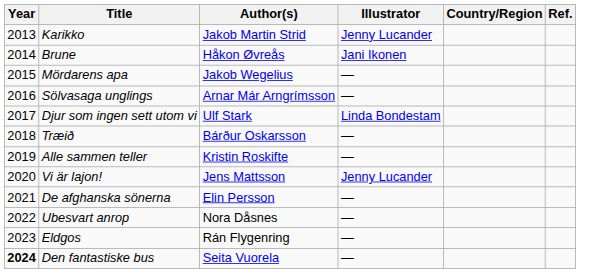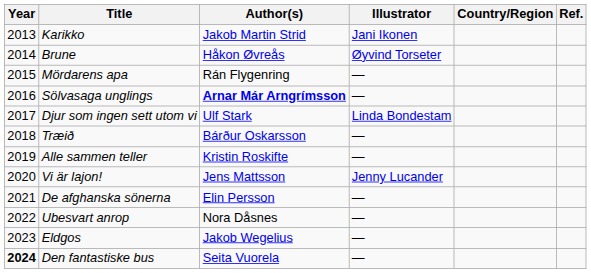(386, 34) Jenny Lucander -> (385, 34) Jani Ikonen
(374, 55) Jani Ikonen -> (397, 55) Øyvind Torseter
(248, 75) Jakob Wegelius -> (246, 75) Rán Flygenring
(269, 95) normal -> (274, 95) bold
(246, 237) Rán Flygenring -> (248, 237) Jakob Wegelius
